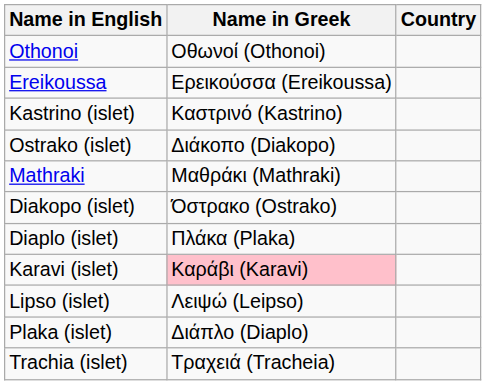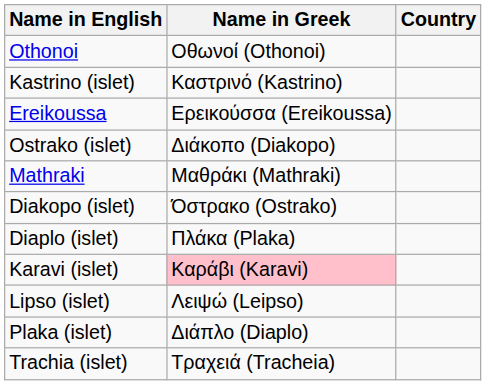rows swapped: (58, 82) <-> (72, 113)
